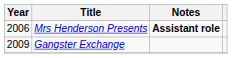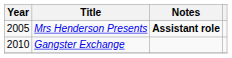(18, 28) 2006 -> (18, 28) 2005
(18, 45) 2009 -> (18, 45) 2010
